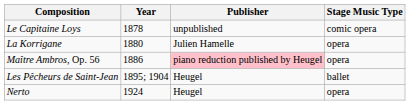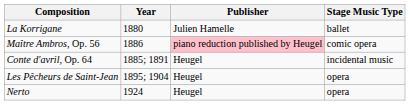- row: (44, 28)
(338, 44) opera -> (338, 28) ballet
(338, 60) opera -> (352, 44) comic opera
+ row: (49, 60)
(338, 76) ballet -> (338, 76) opera
